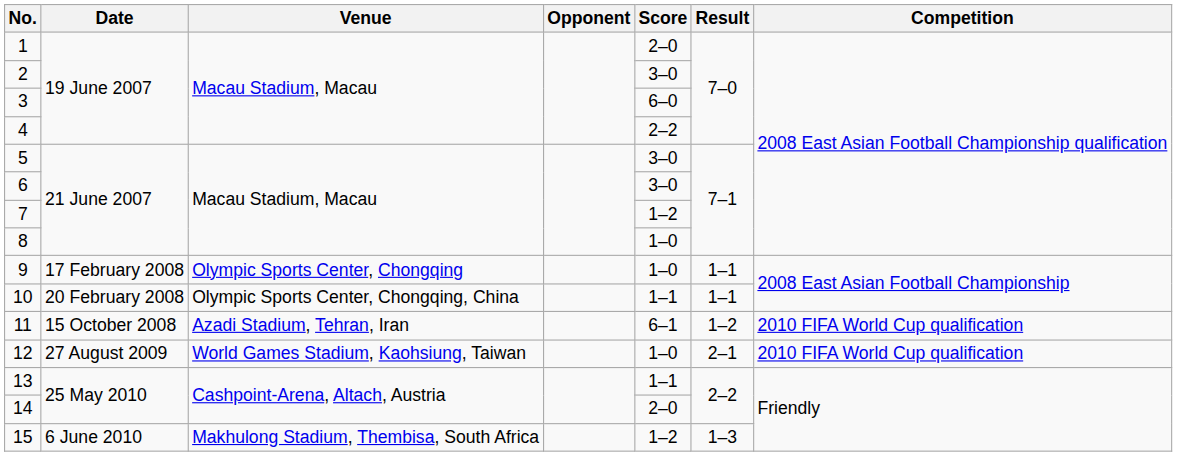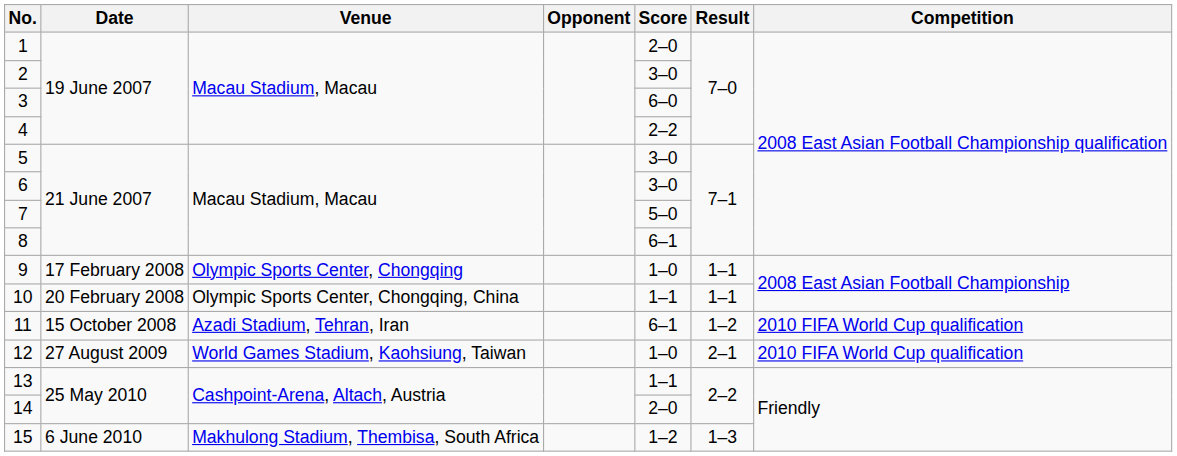(663, 213) 1–2 -> (663, 213) 5–0
(663, 241) 1–0 -> (663, 241) 6–1
